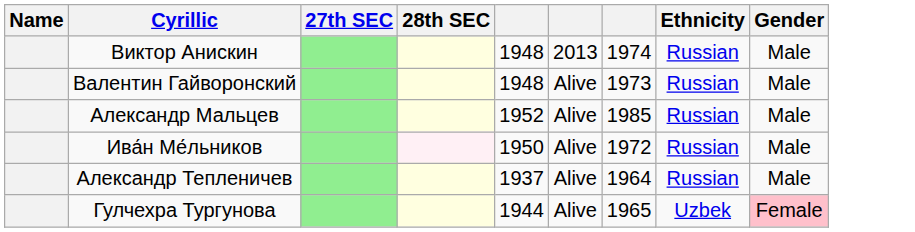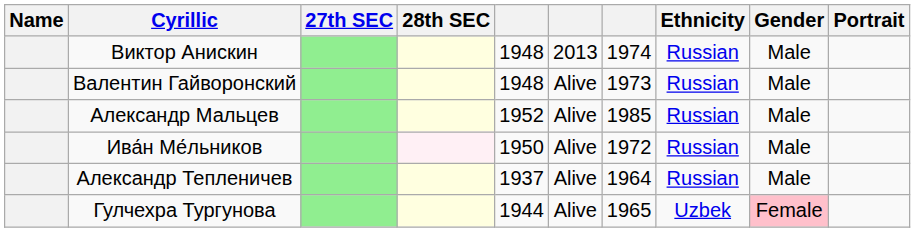+ column: (869, 20)
